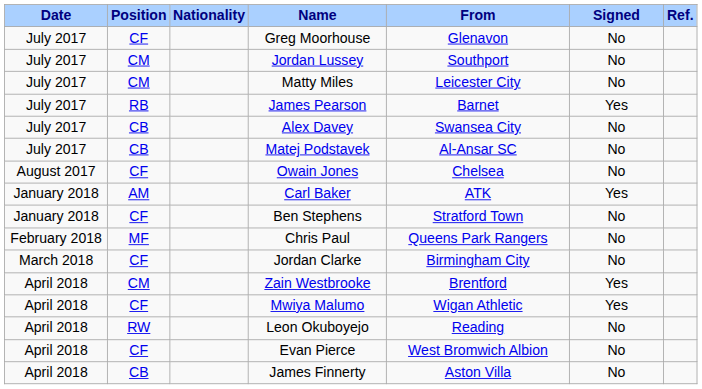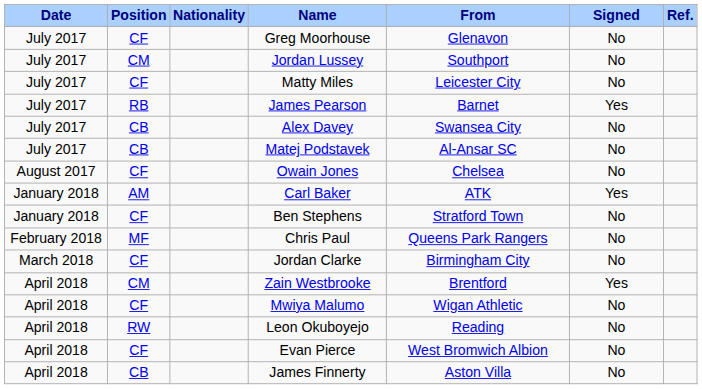(139, 82) CM -> (139, 82) CF
(616, 305) Yes -> (616, 305) No
